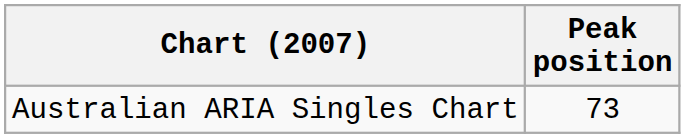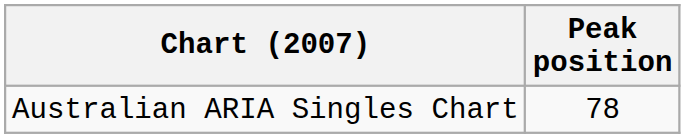(603, 110) 73 -> (603, 110) 78
